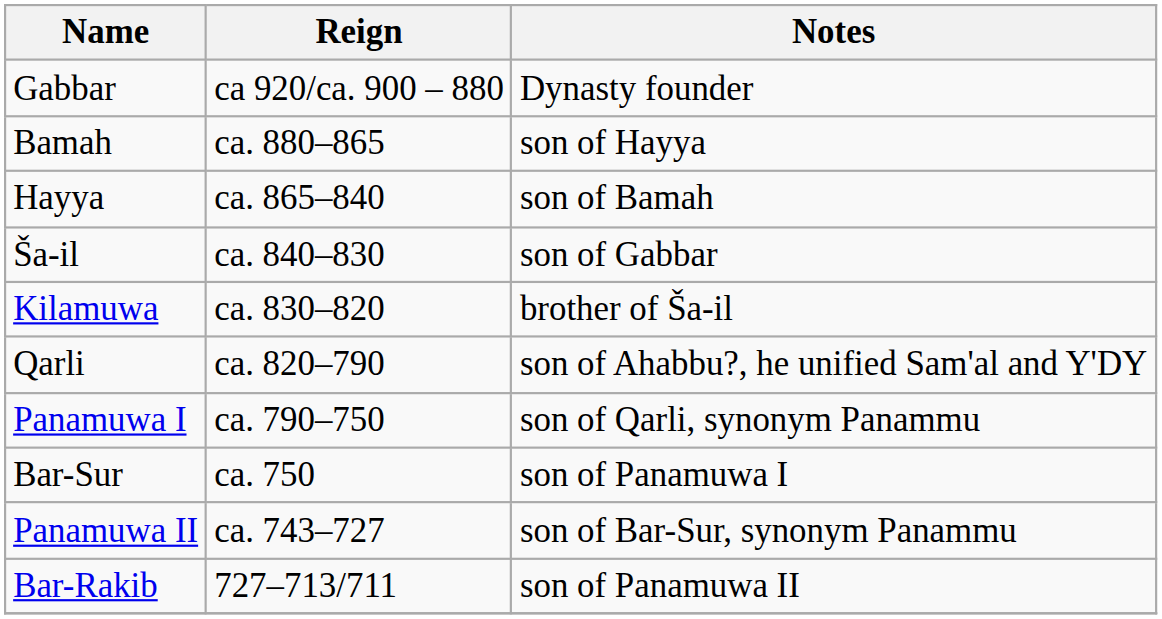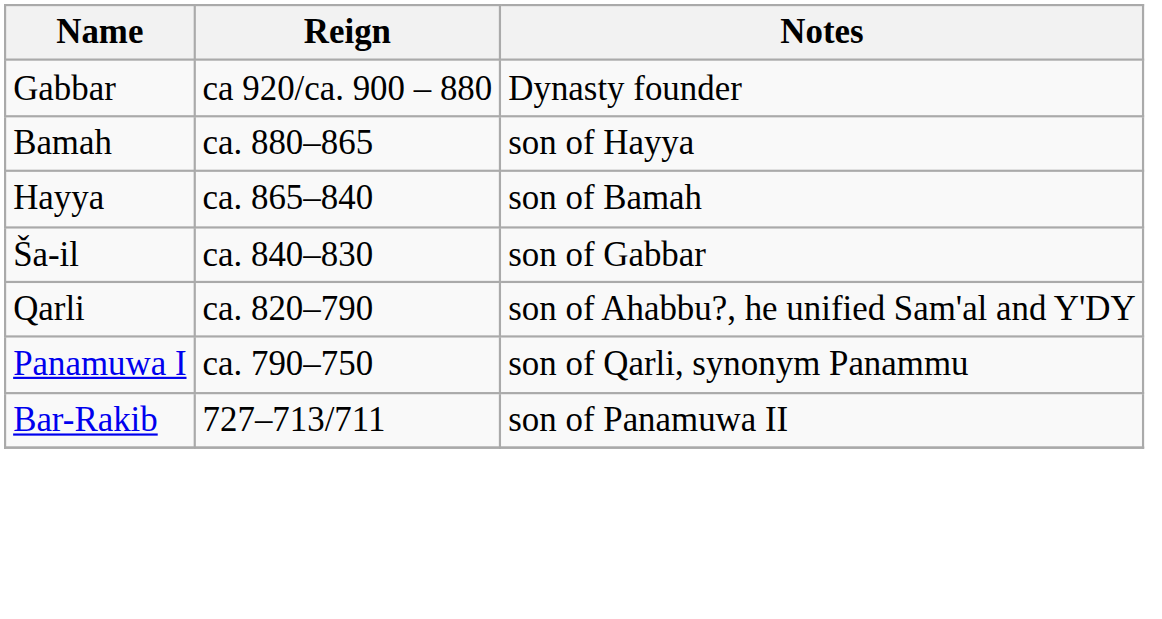- row: (86, 308)
- row: (68, 474)
- row: (106, 530)
